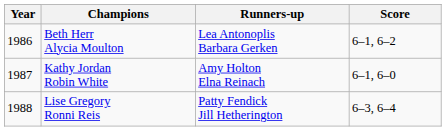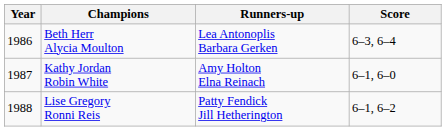(374, 41) 6–1, 6–2 -> (374, 41) 6–3, 6–4
(374, 108) 6–3, 6–4 -> (374, 108) 6–1, 6–2
